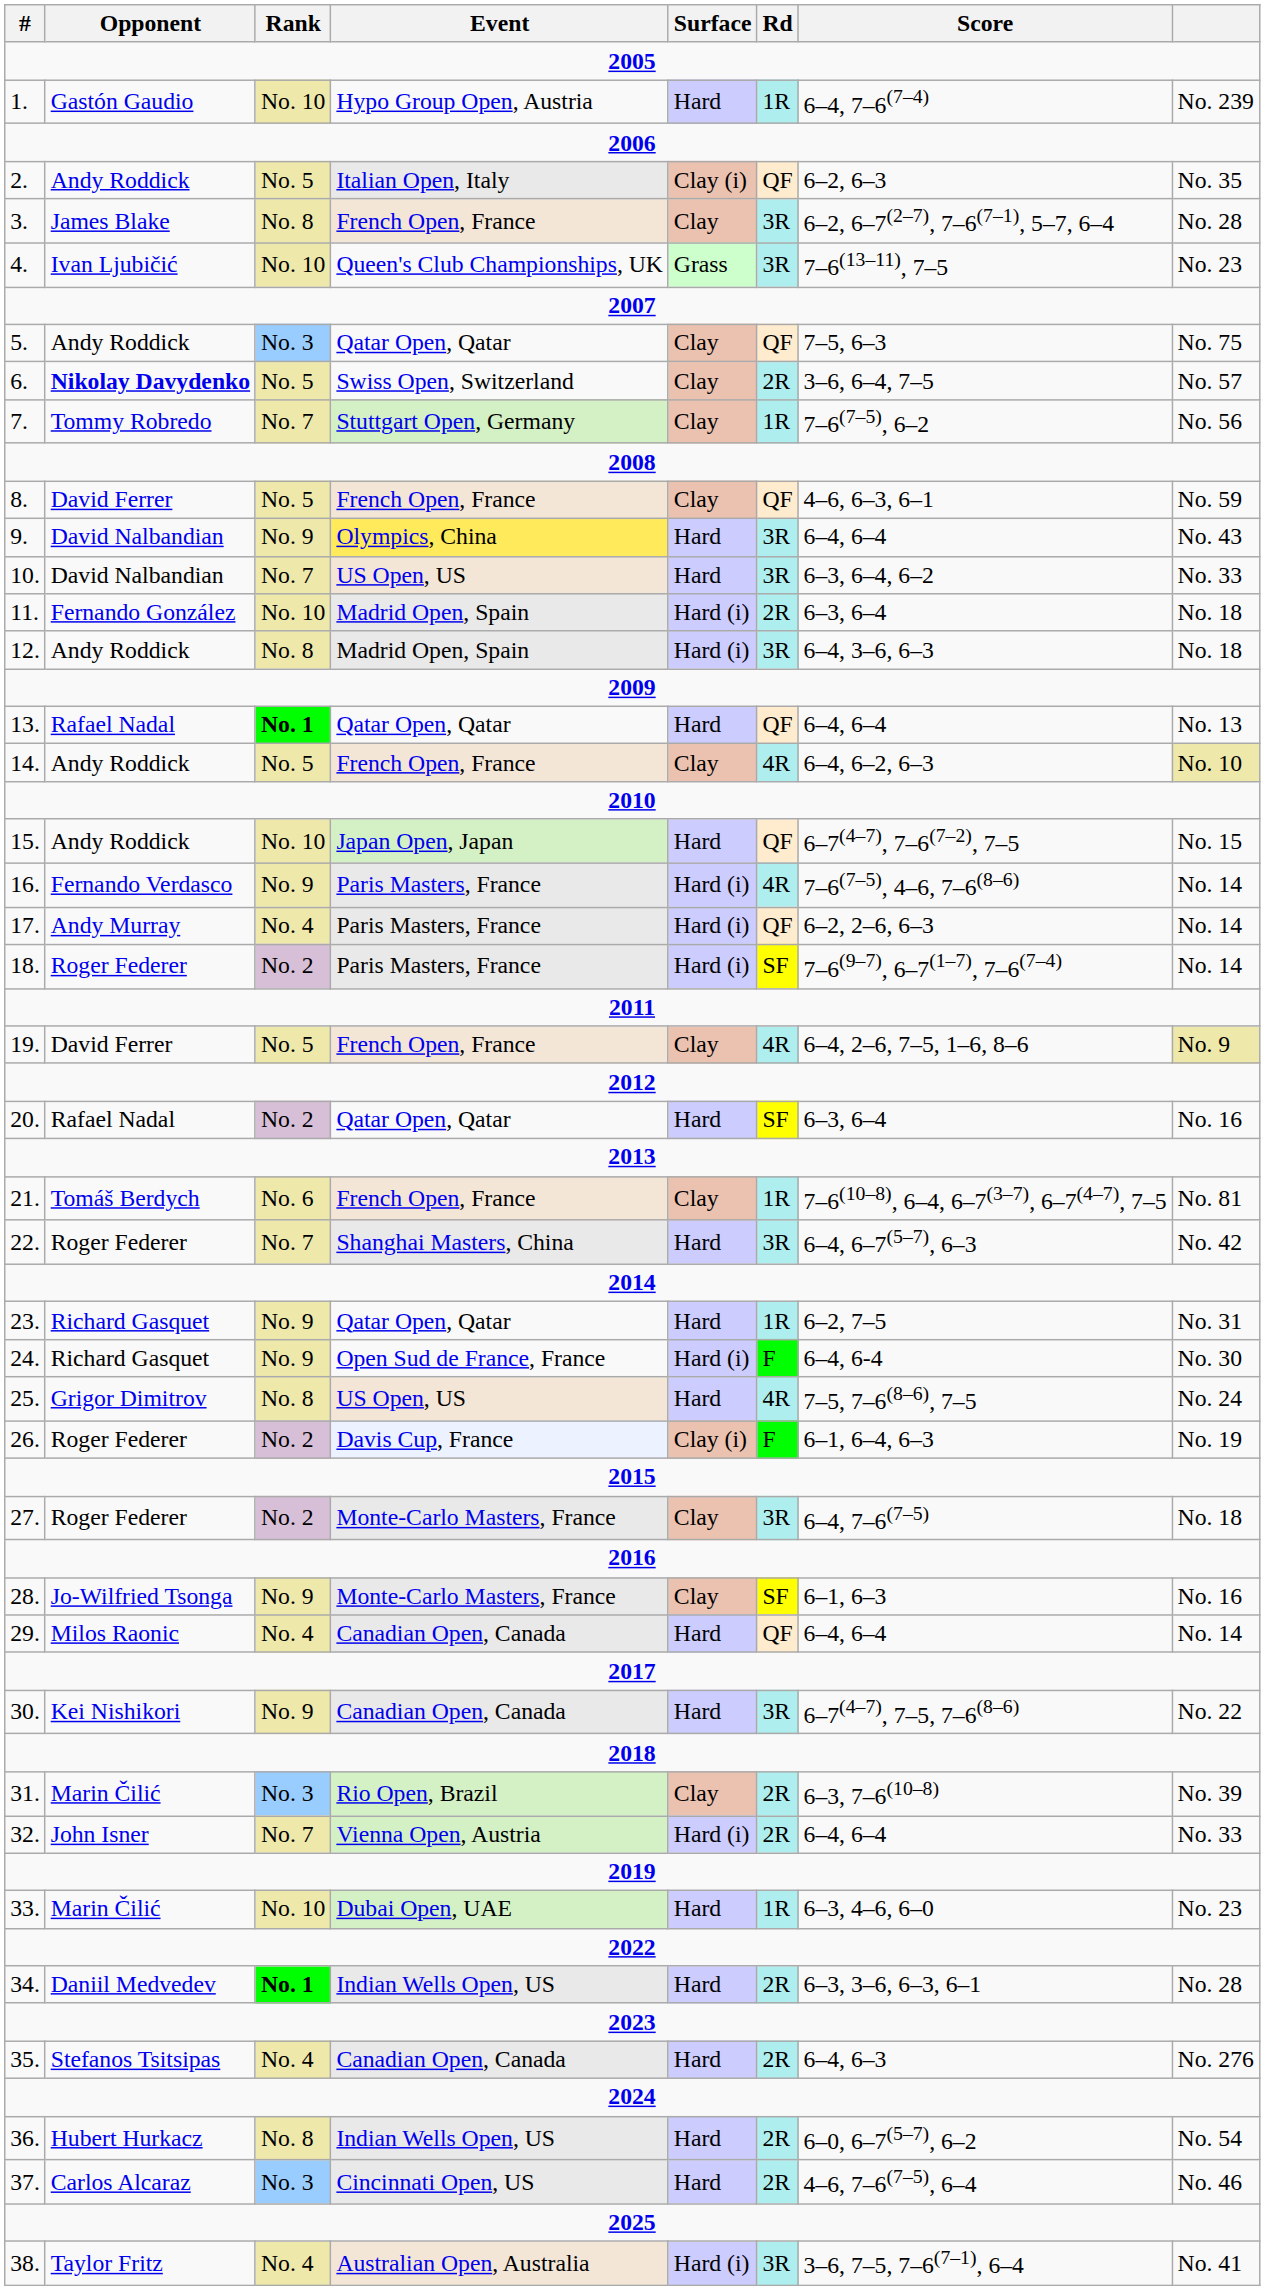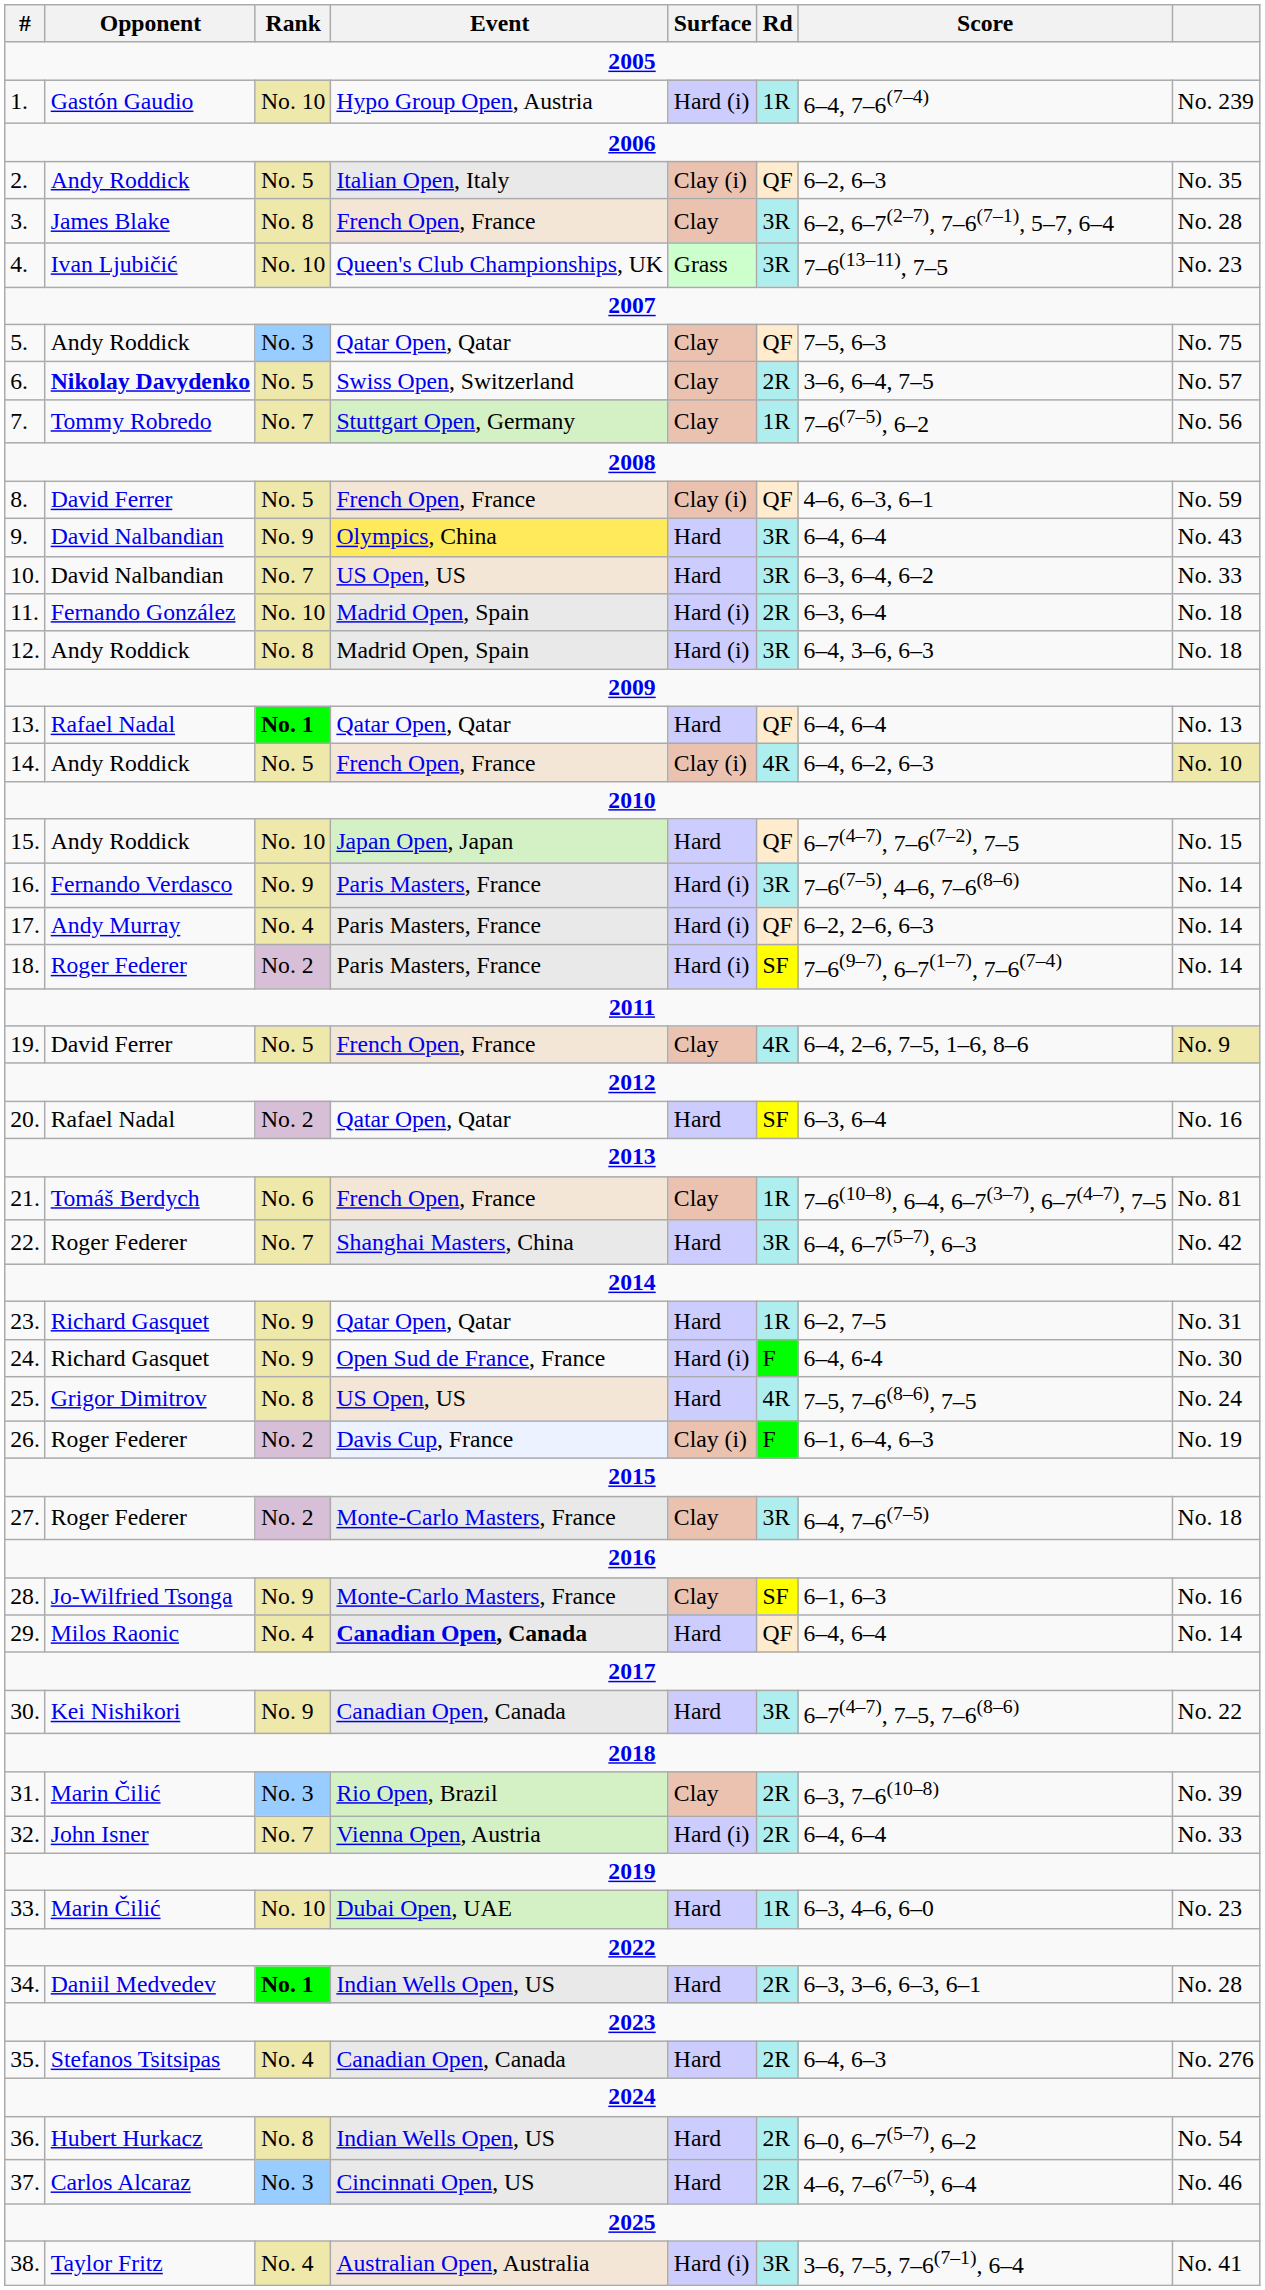(698, 101) Hard -> (712, 101) Hard (i)
(696, 499) Clay -> (710, 499) Clay (i)
(696, 762) Clay -> (710, 762) Clay (i)
(776, 884) 4R -> (776, 884) 3R
(451, 1633) normal -> (462, 1633) bold
